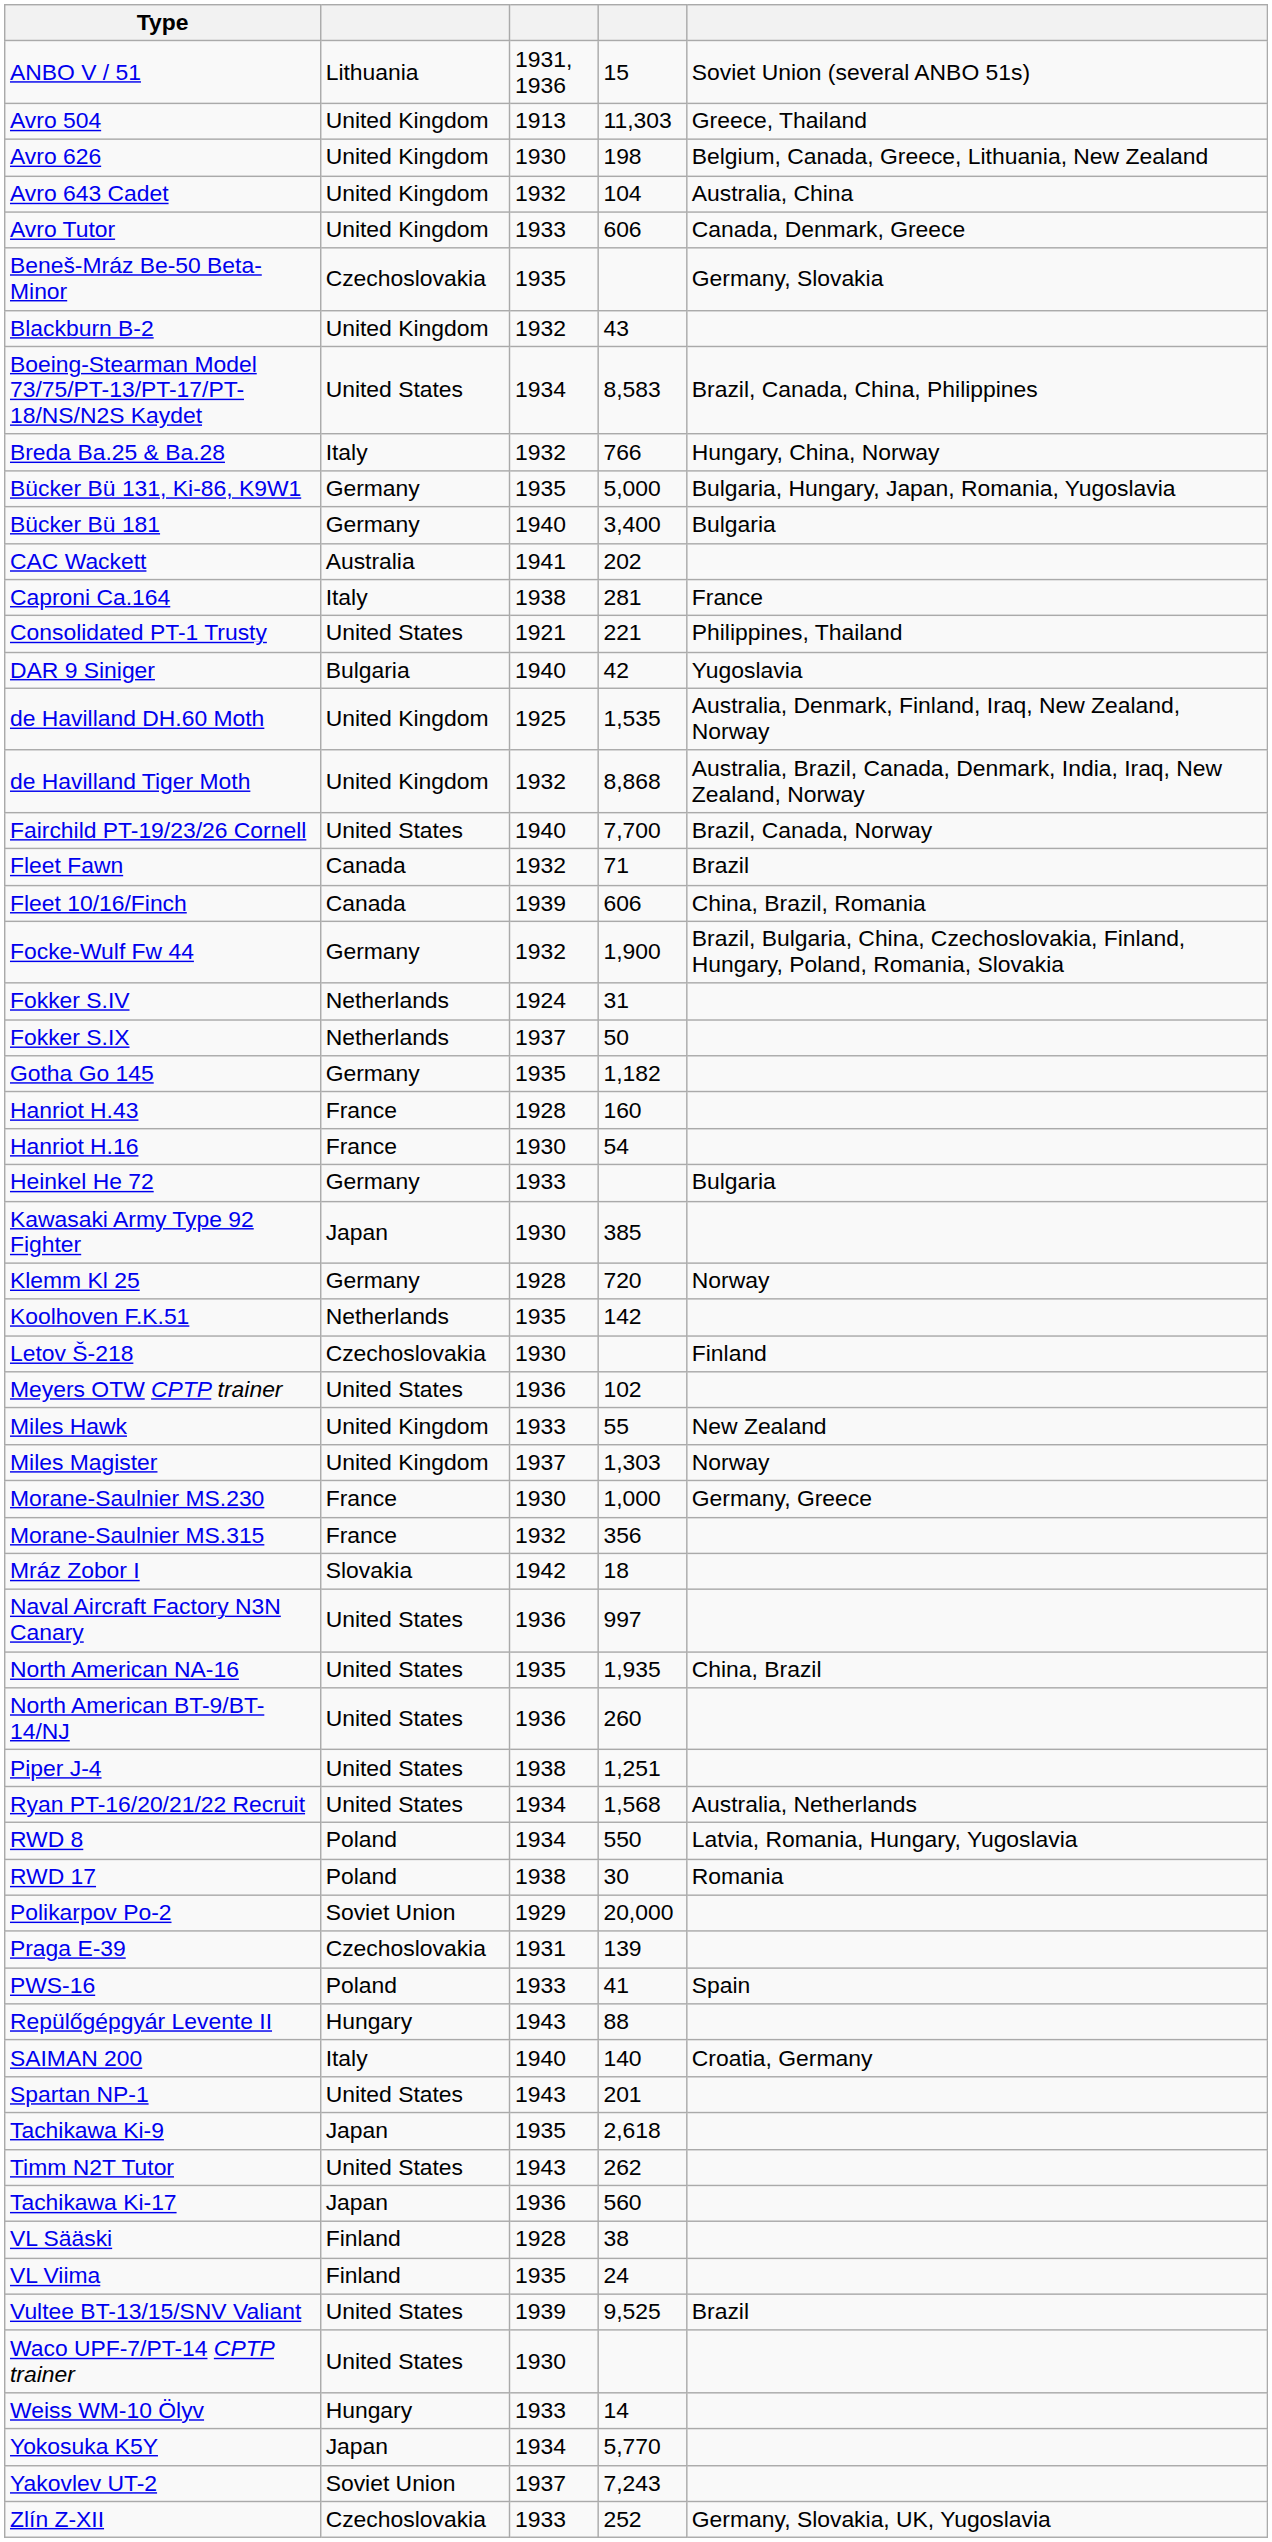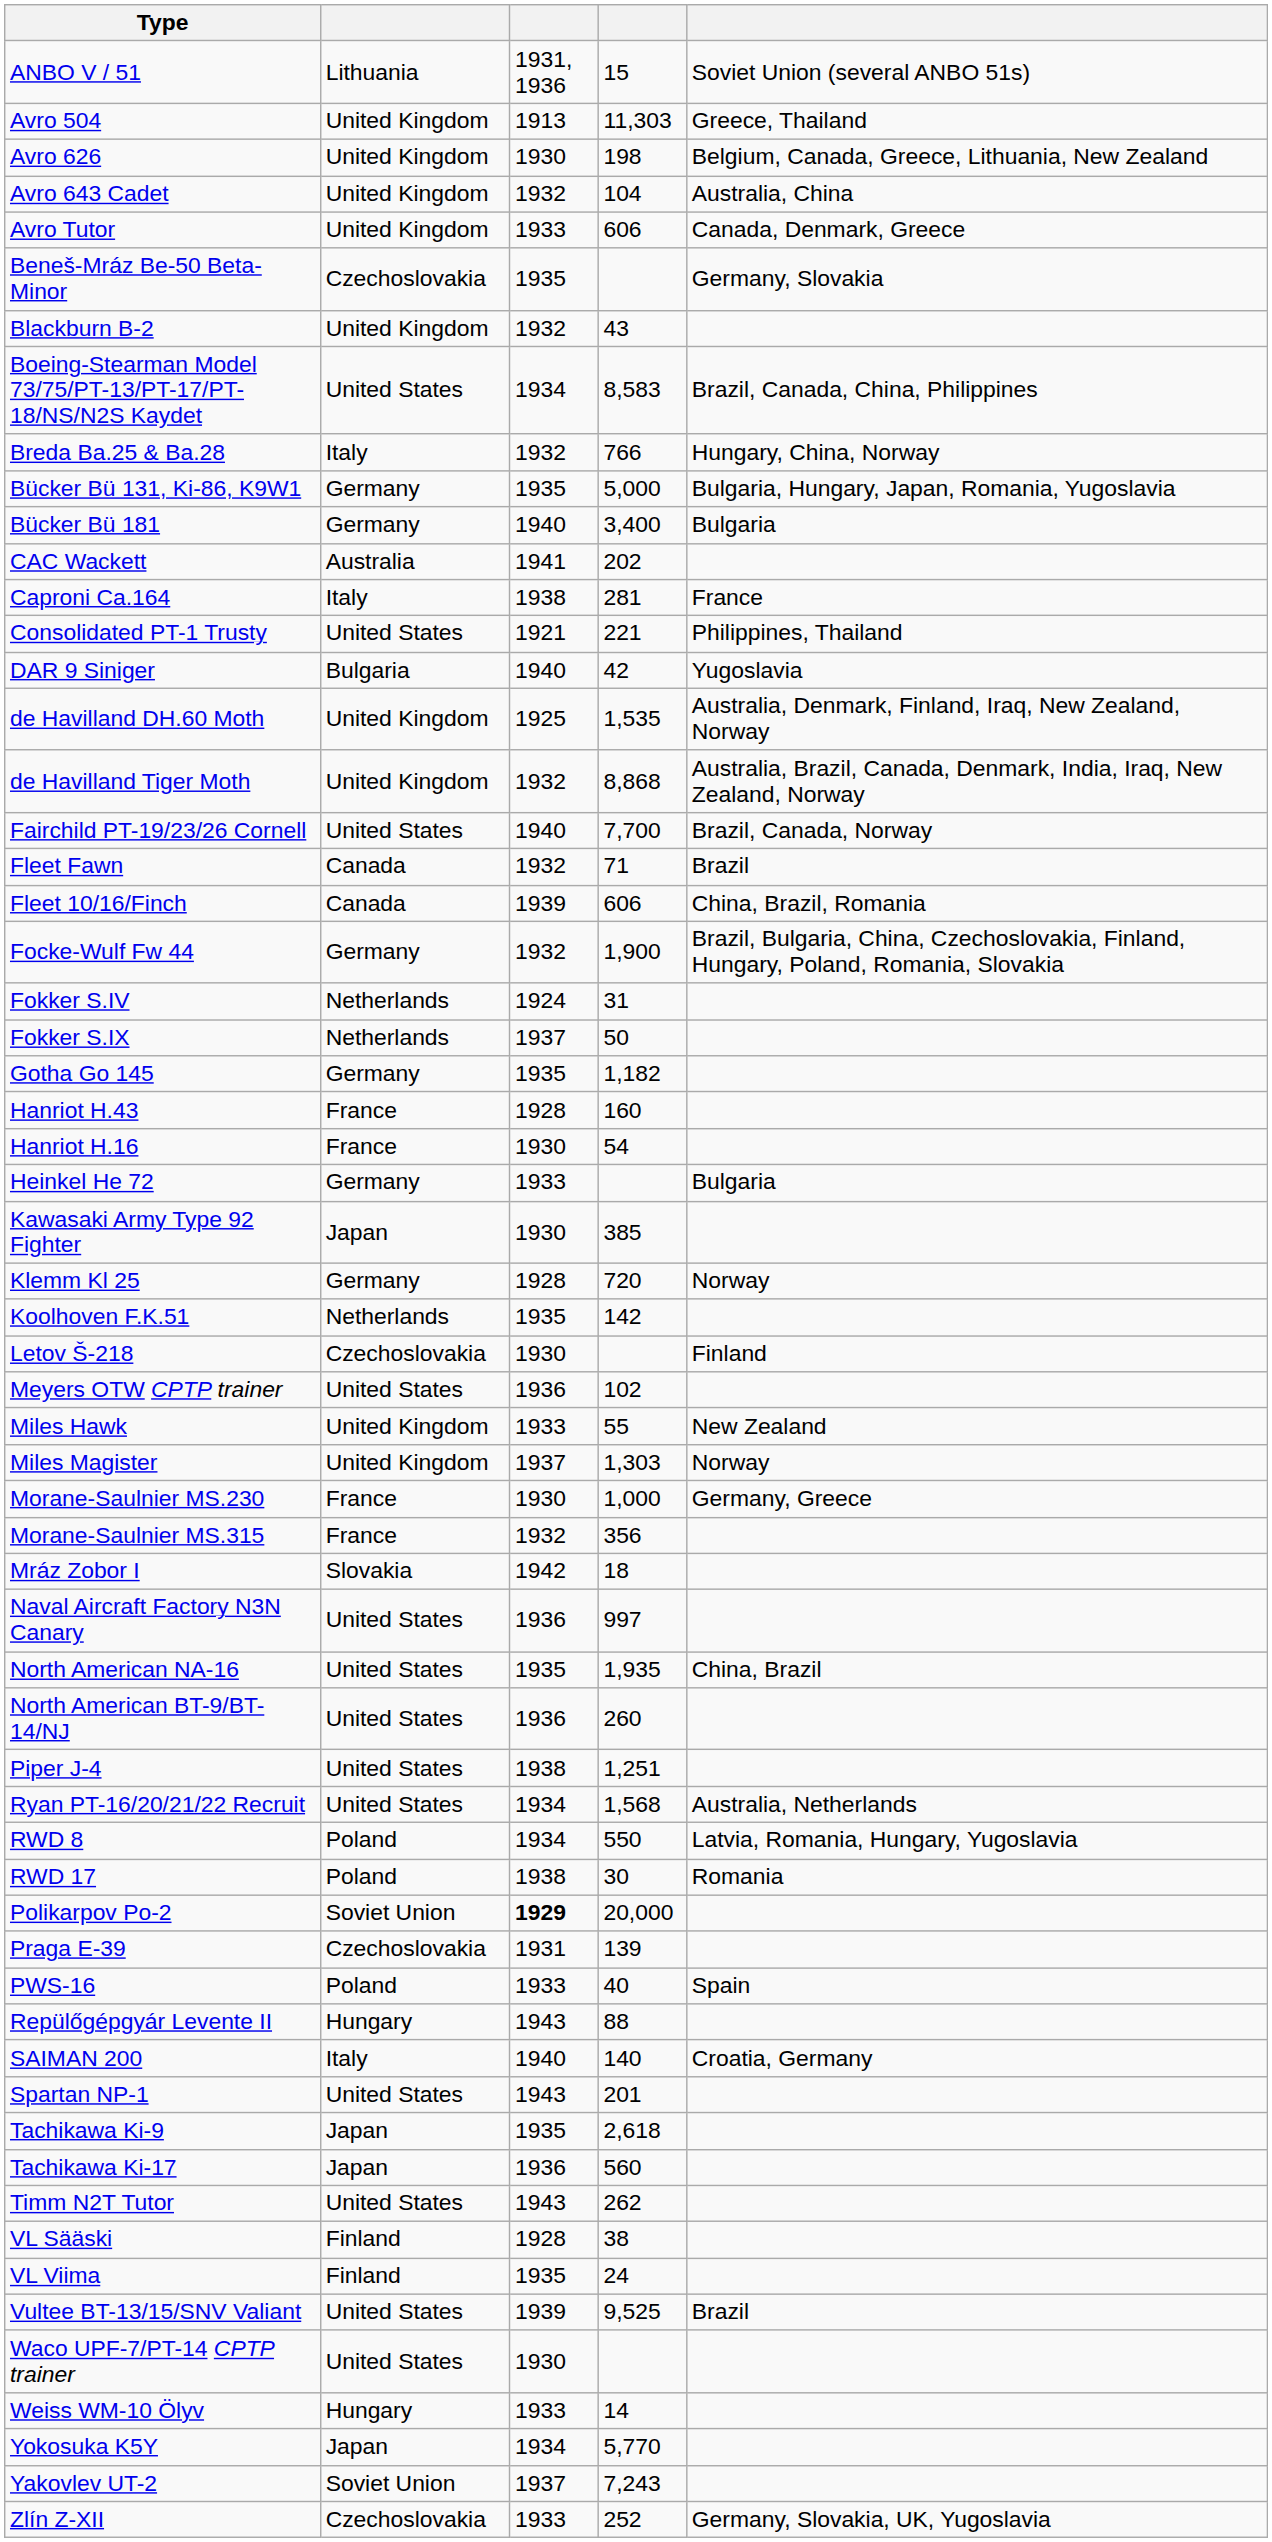(540, 1912) normal -> (540, 1912) bold
(616, 1985) 41 -> (616, 1985) 40
rows swapped: (93, 2203) <-> (92, 2166)
